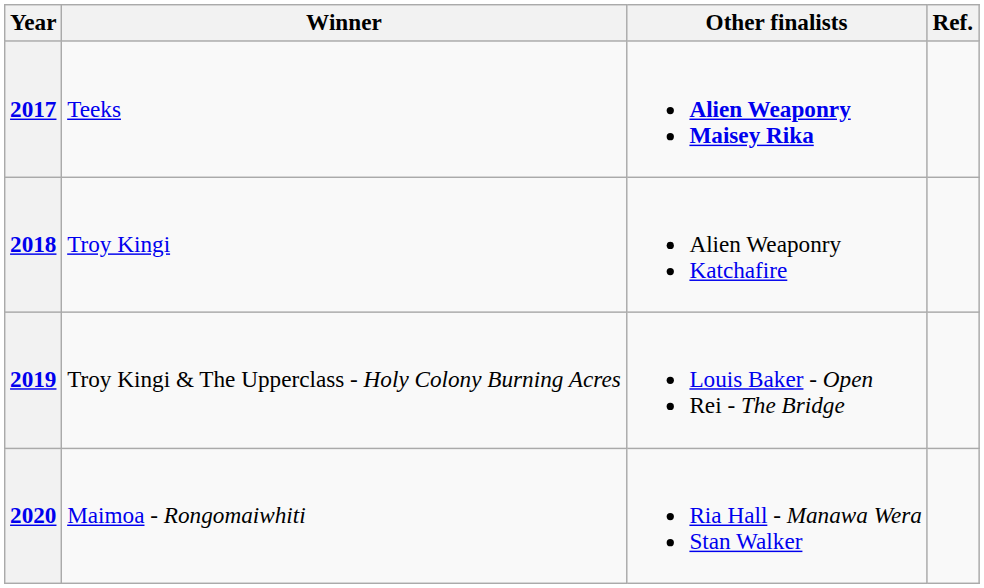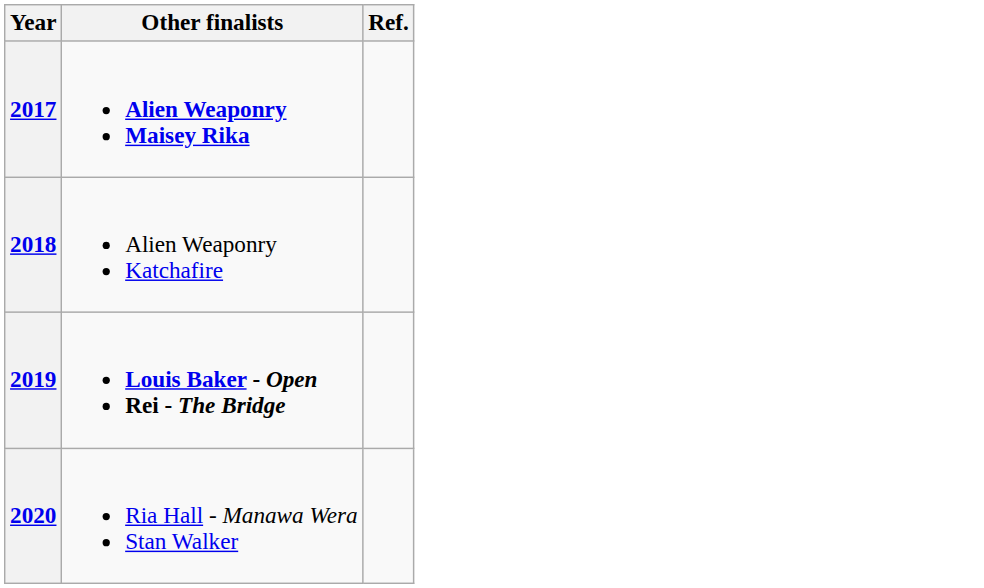- column: (344, 22)
(777, 393) normal -> (212, 393) bold
